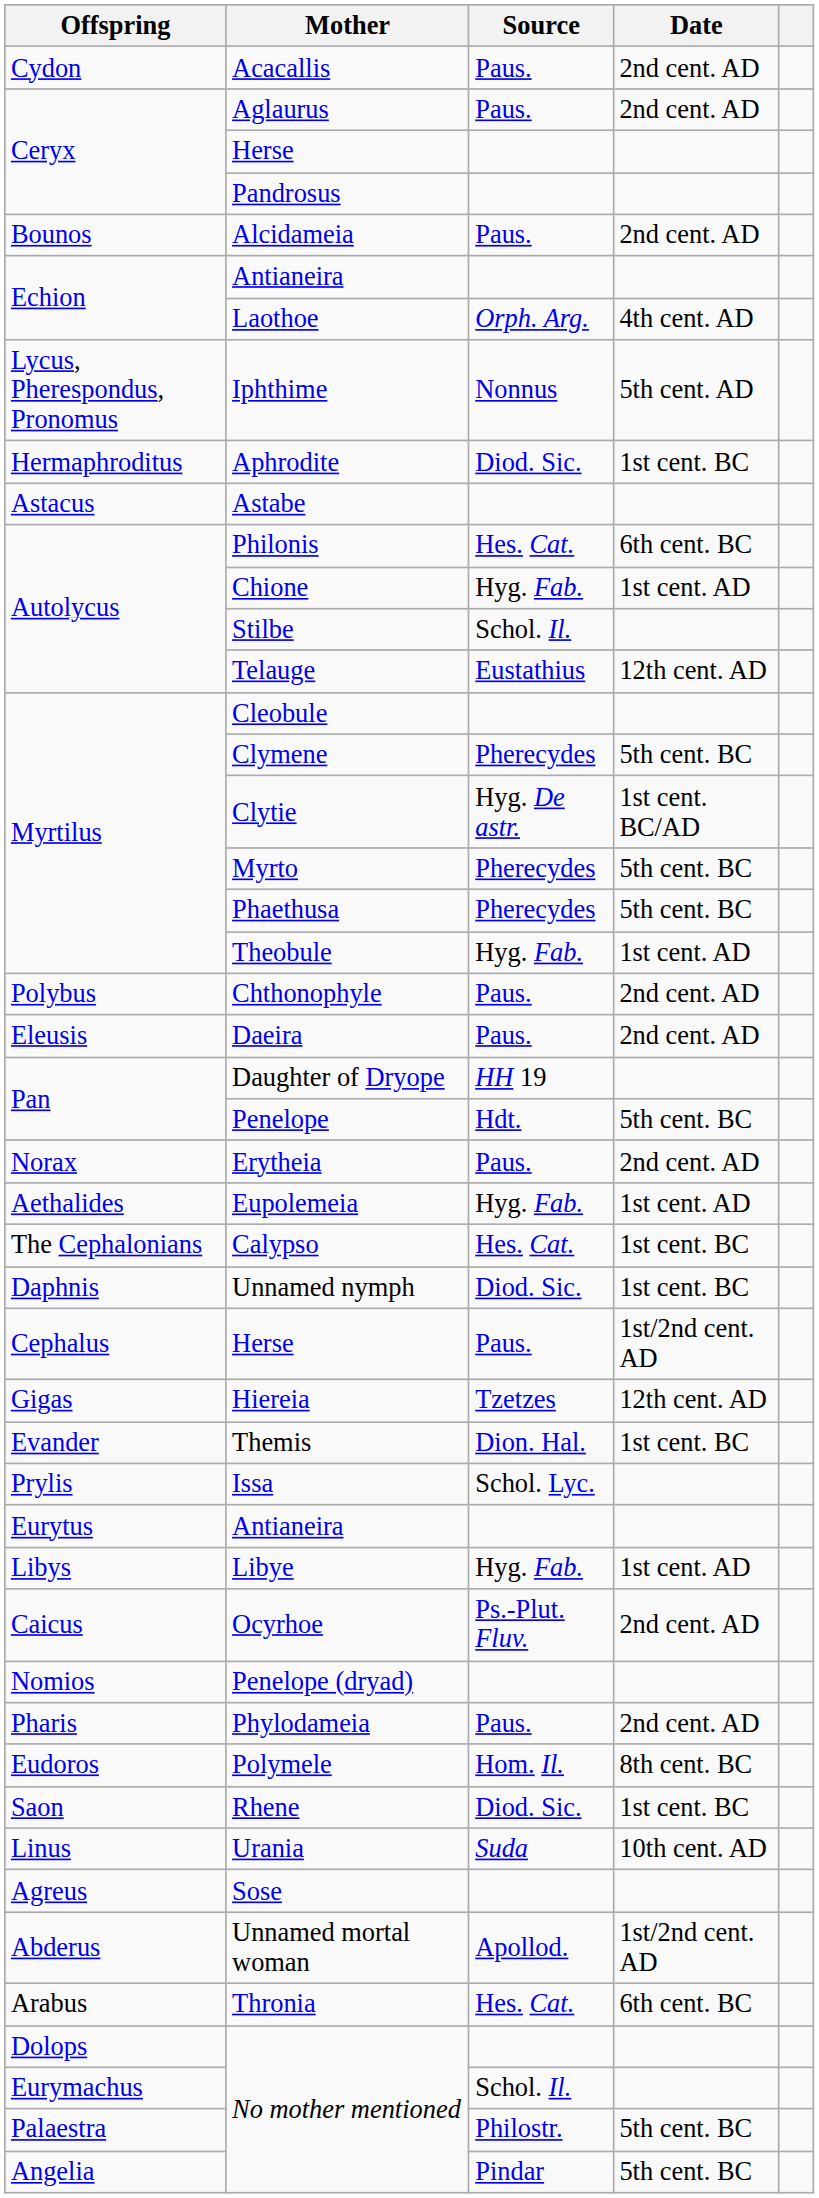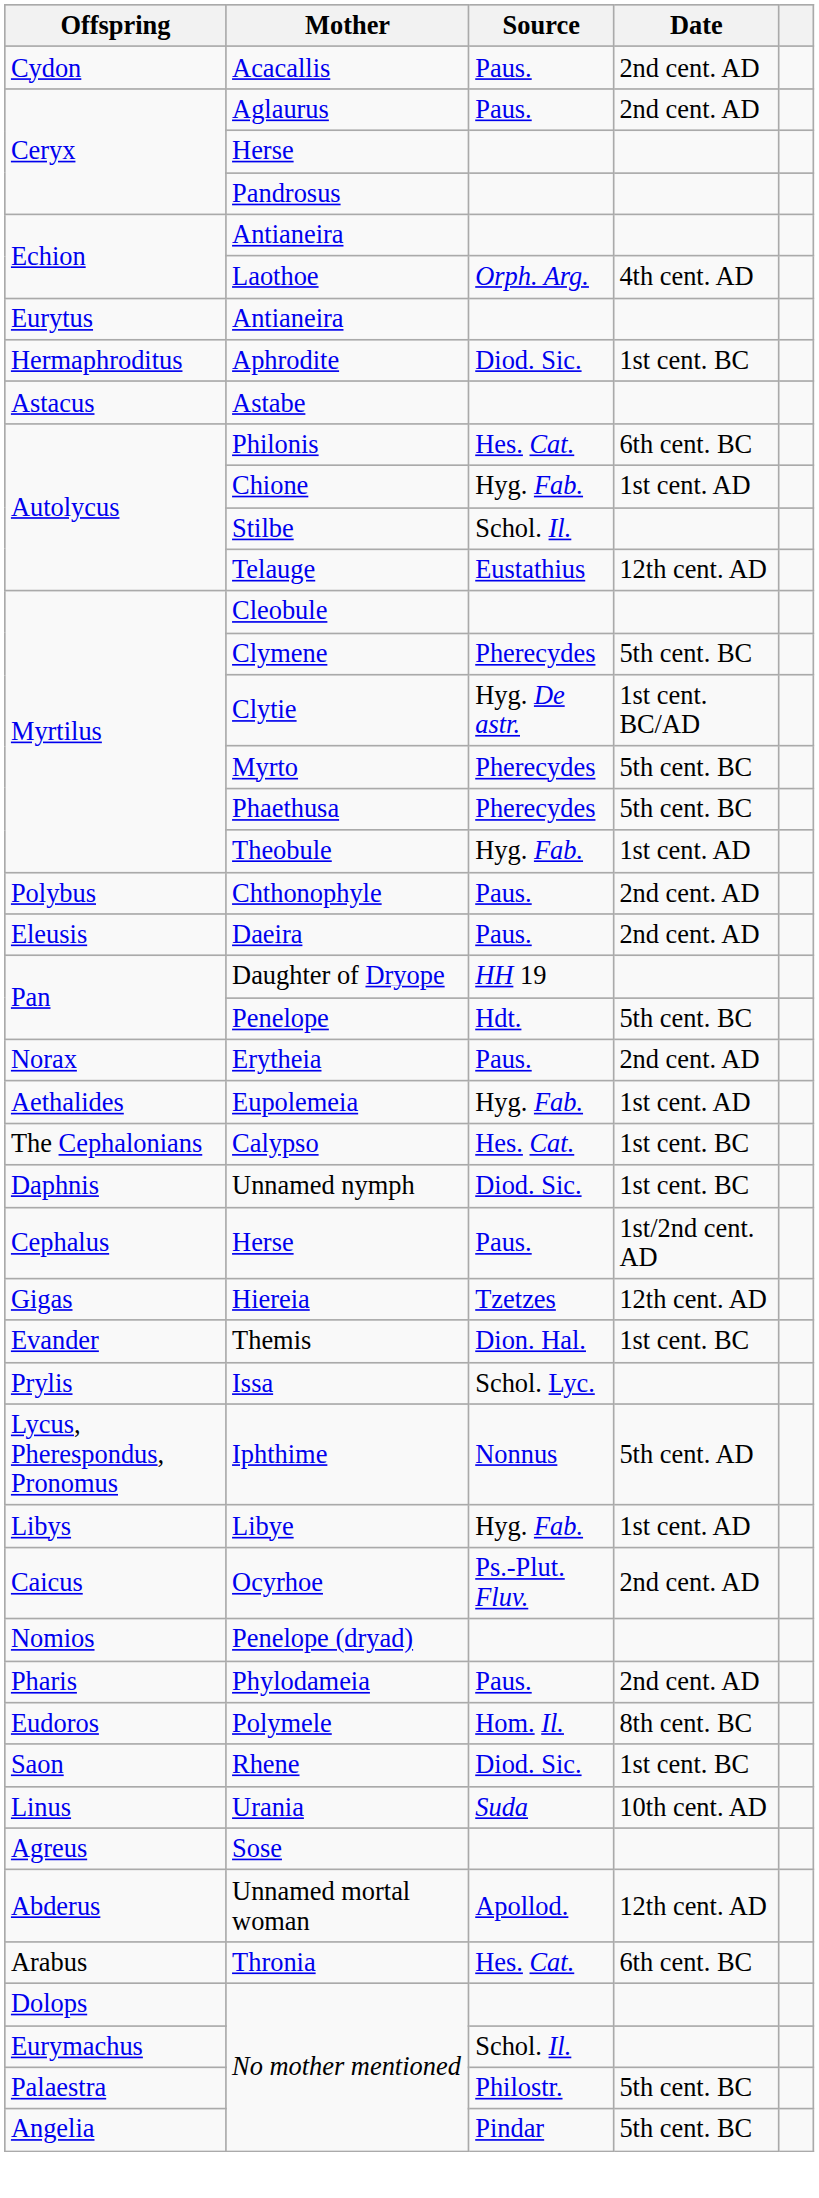- row: (51, 234)
rows swapped: (52, 1525) <-> (88, 390)
(687, 1947) 1st/2nd cent. AD -> (693, 1905) 12th cent. AD
